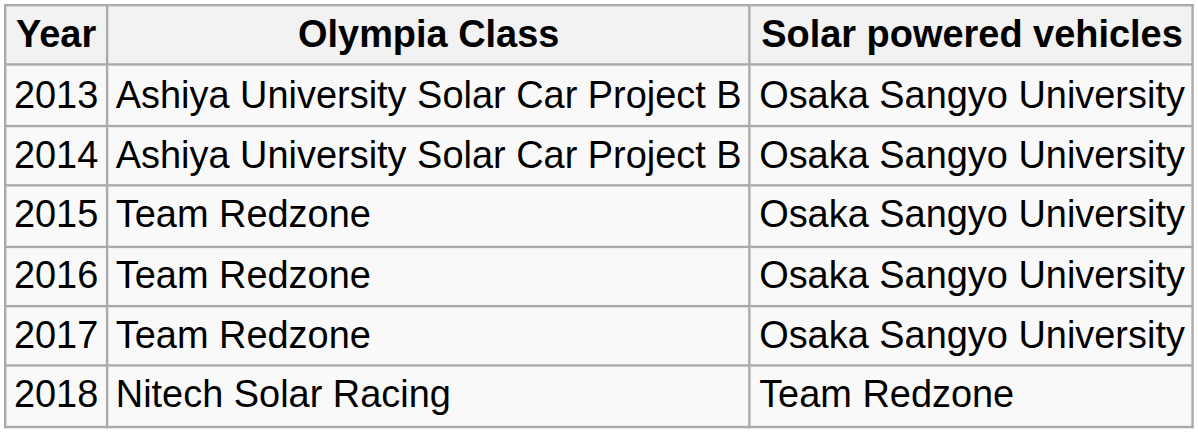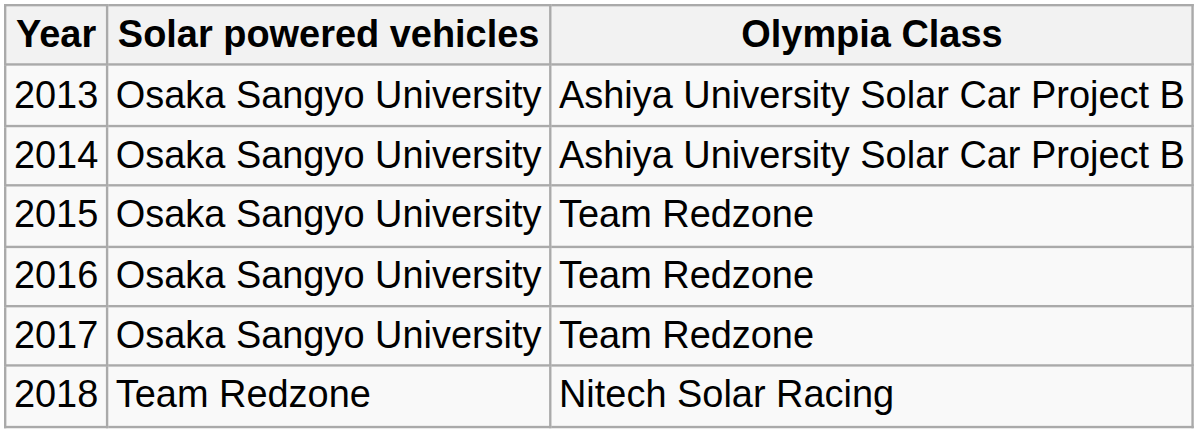columns swapped: (972, 34) <-> (429, 34)
